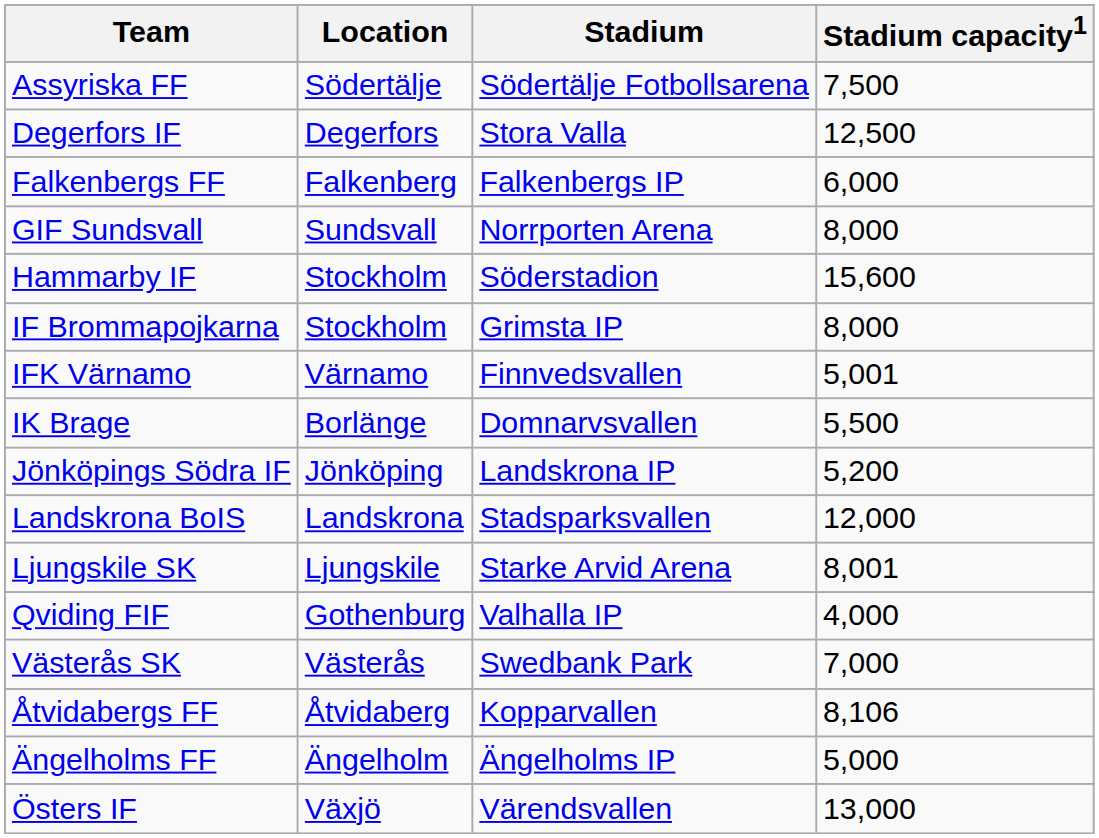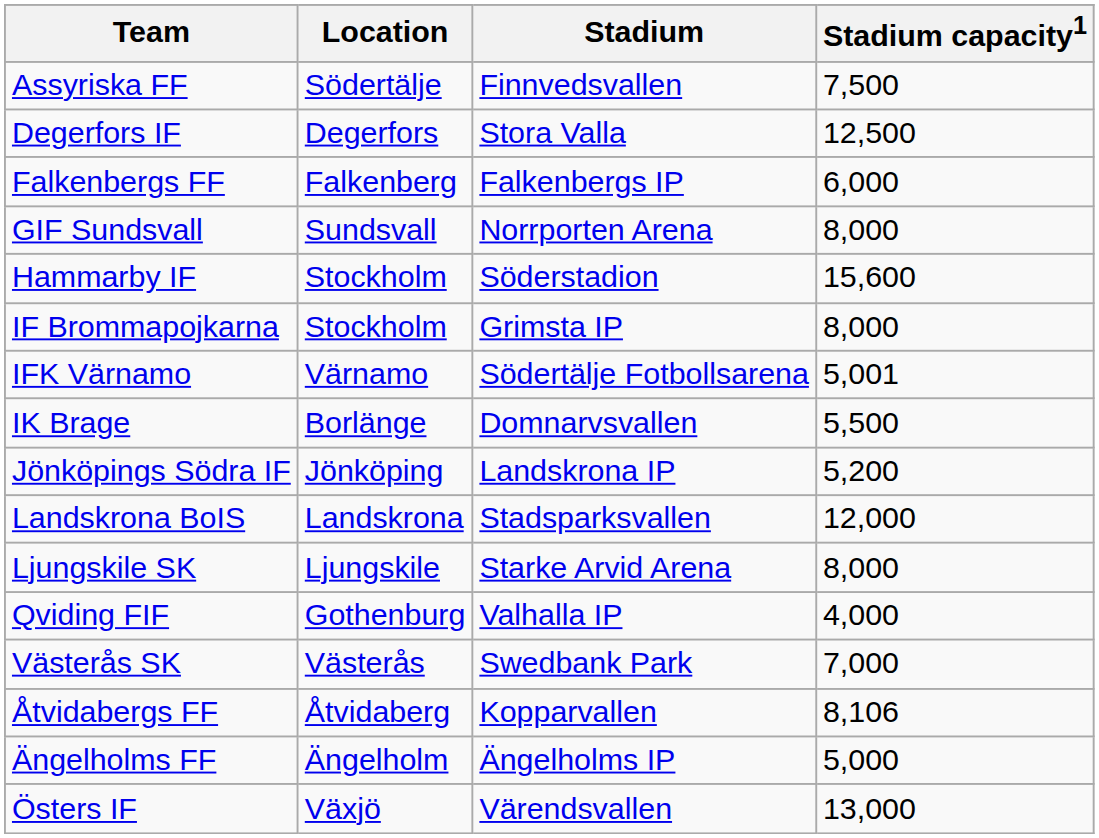(644, 85) Södertälje Fotbollsarena -> (581, 85) Finnvedsvallen
(581, 374) Finnvedsvallen -> (644, 374) Södertälje Fotbollsarena
(861, 567) 8,001 -> (861, 567) 8,000
